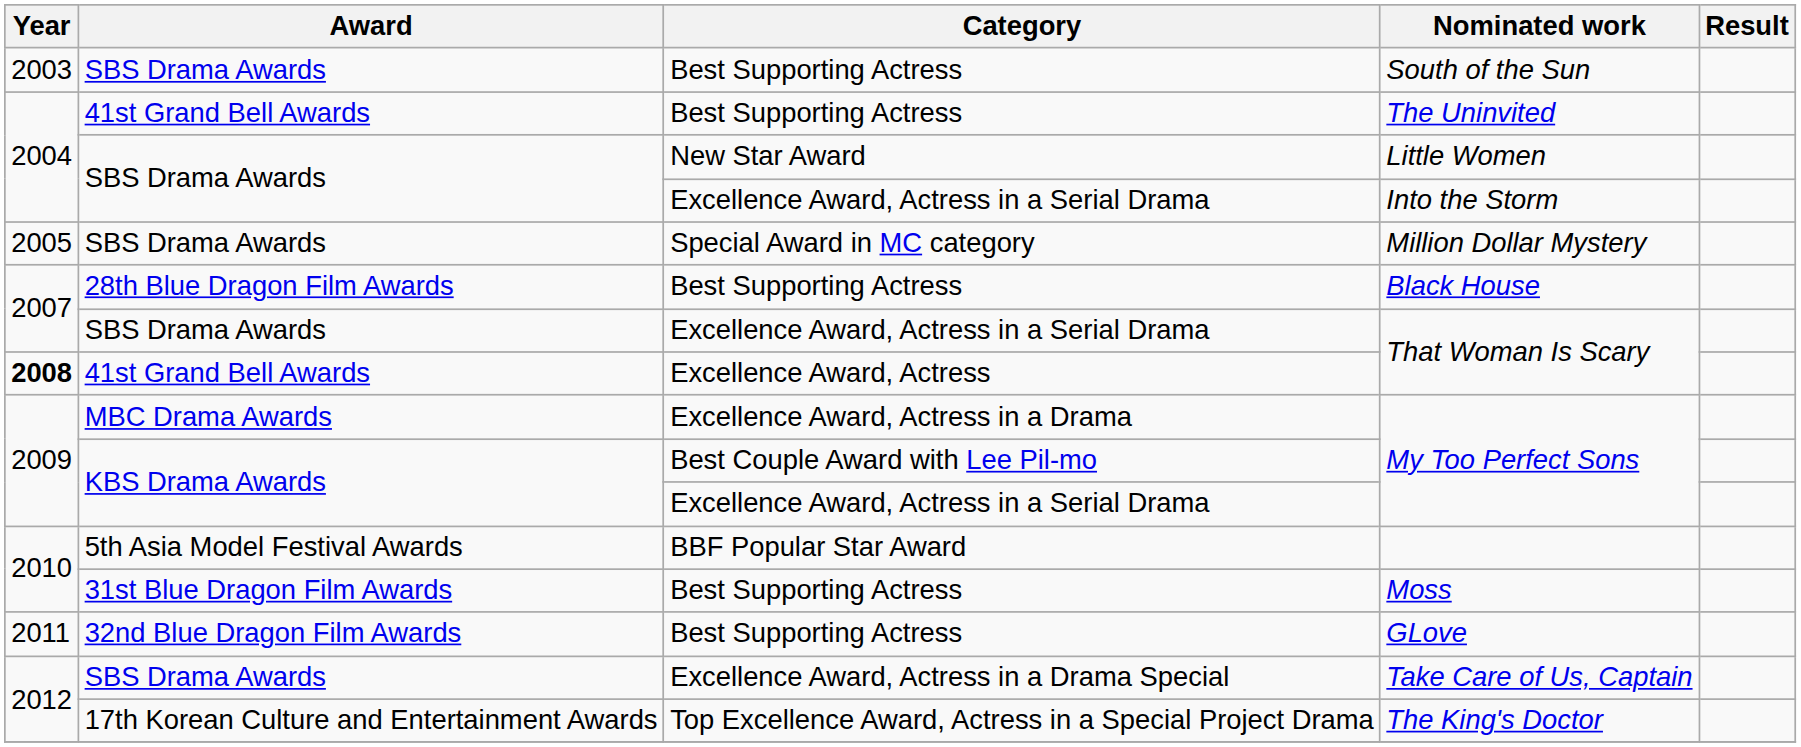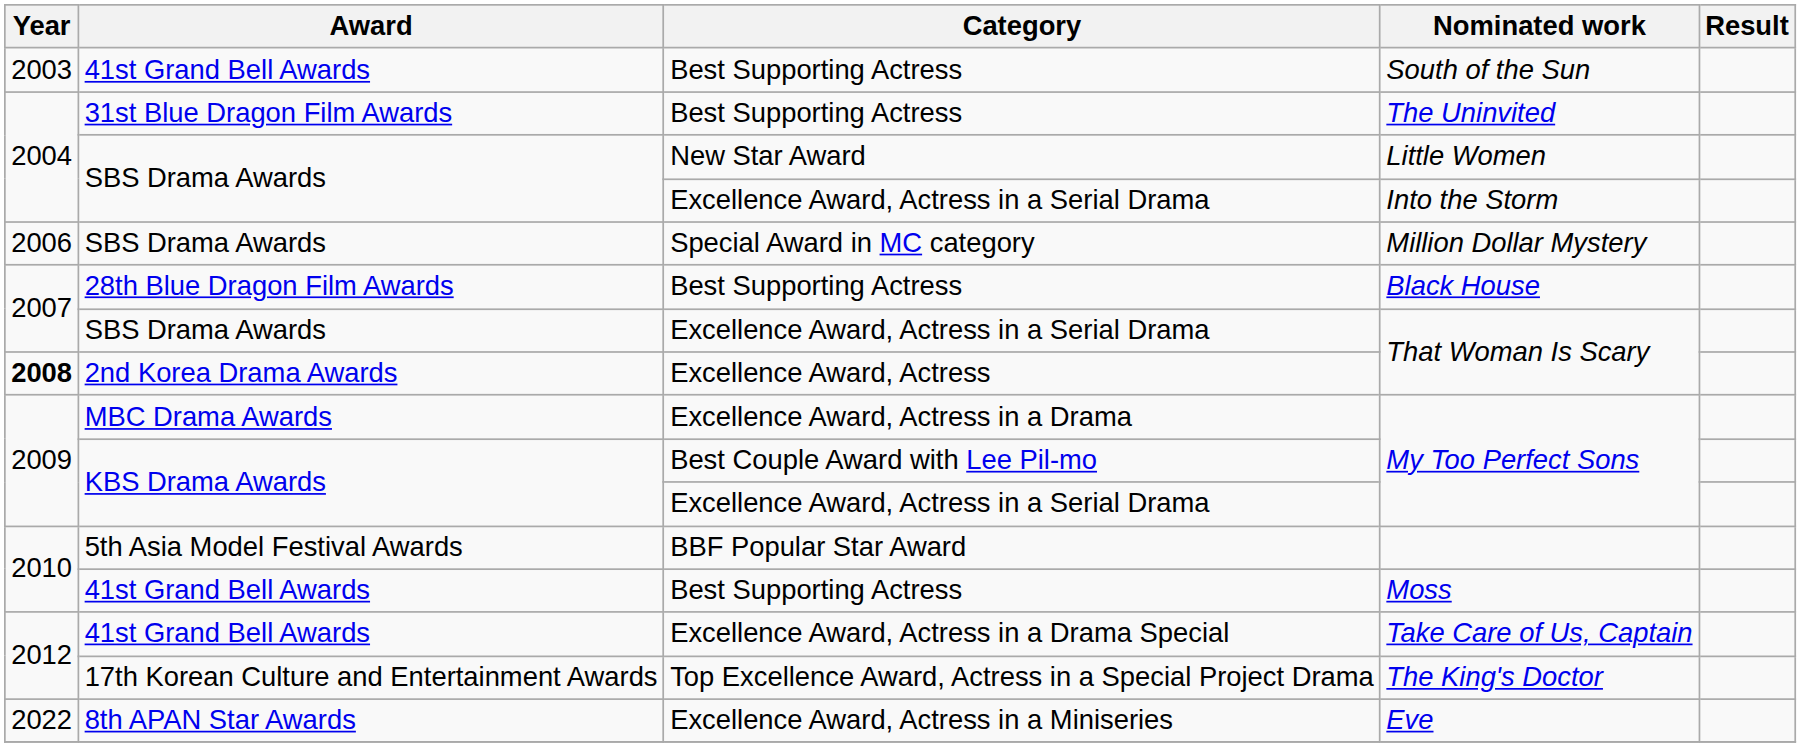(205, 69) SBS Drama Awards -> (227, 69) 41st Grand Bell Awards
(227, 112) 41st Grand Bell Awards -> (268, 112) 31st Blue Dragon Film Awards
(42, 243) 2005 -> (42, 243) 2006
(227, 373) 41st Grand Bell Awards -> (241, 373) 2nd Korea Drama Awards
(268, 590) 31st Blue Dragon Film Awards -> (227, 590) 41st Grand Bell Awards
- row: (816, 633)
(205, 677) SBS Drama Awards -> (227, 633) 41st Grand Bell Awards
+ row: (922, 720)
